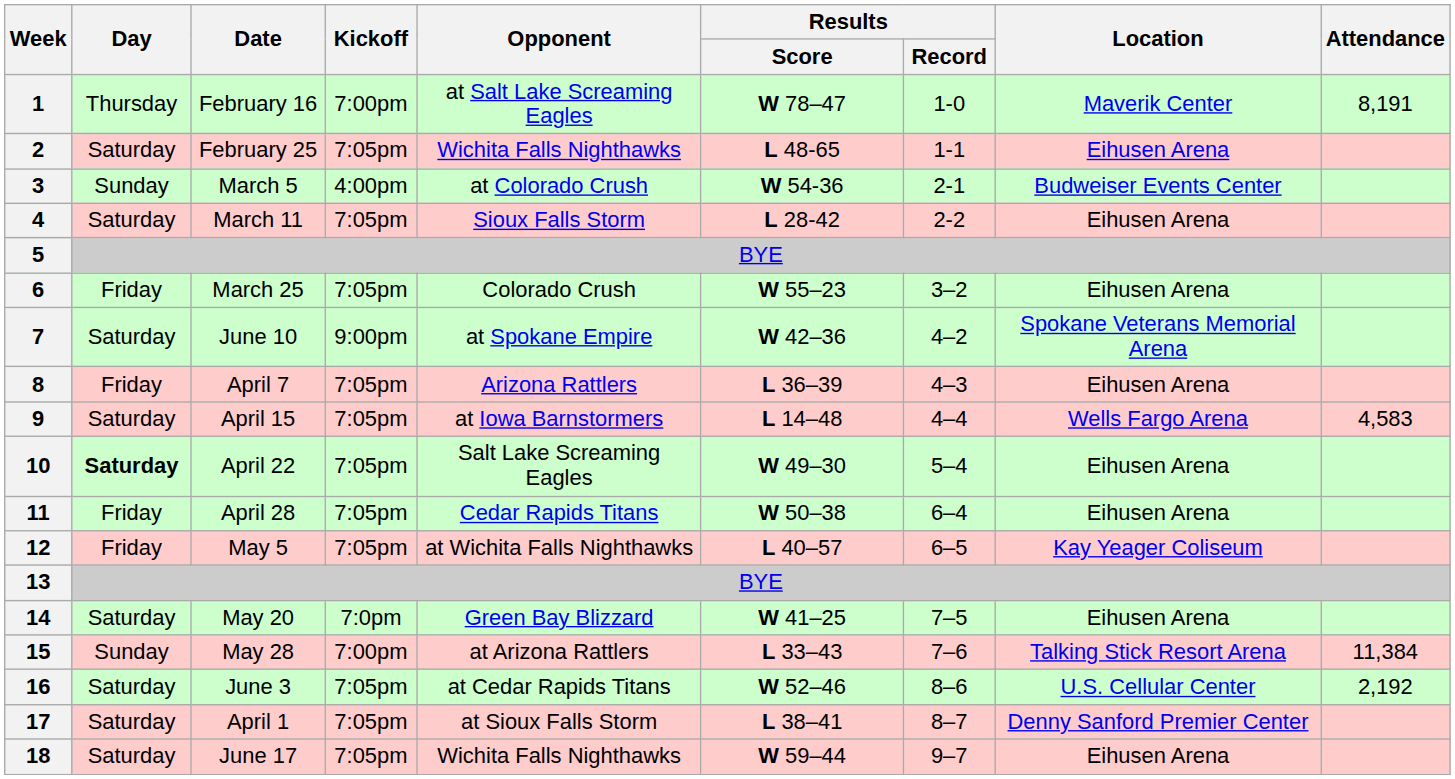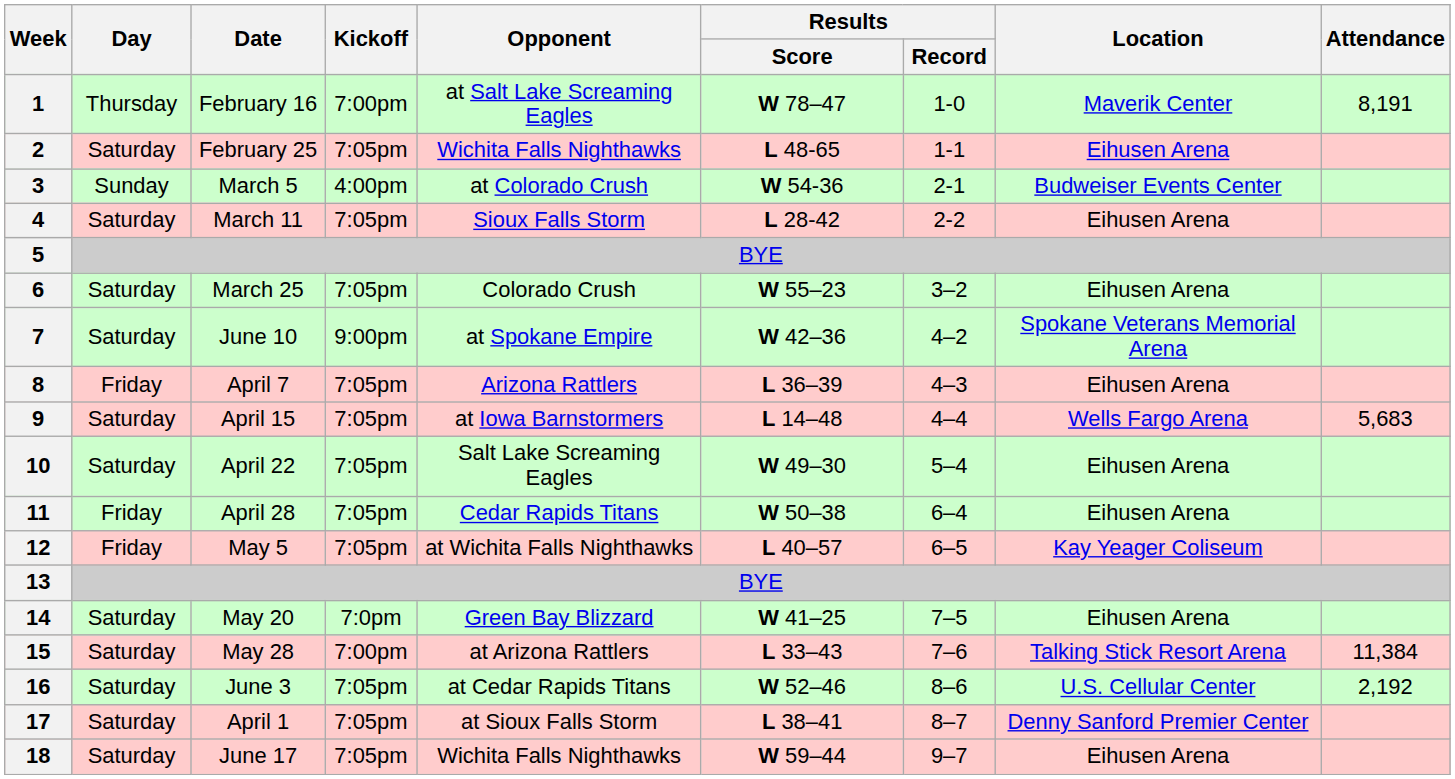(132, 289) Friday -> (132, 289) Saturday
(1385, 418) 4,583 -> (1385, 418) 5,683
(132, 465) bold -> (132, 465) normal
(132, 652) Sunday -> (132, 652) Saturday
